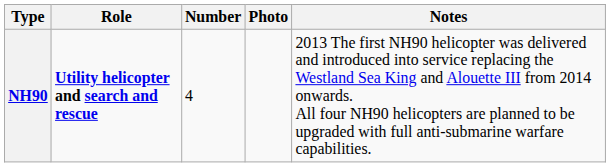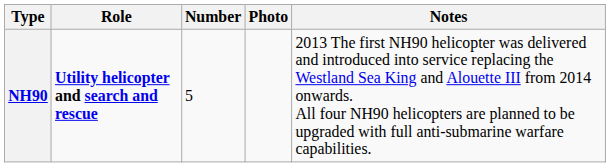(189, 95) 4 -> (189, 95) 5
